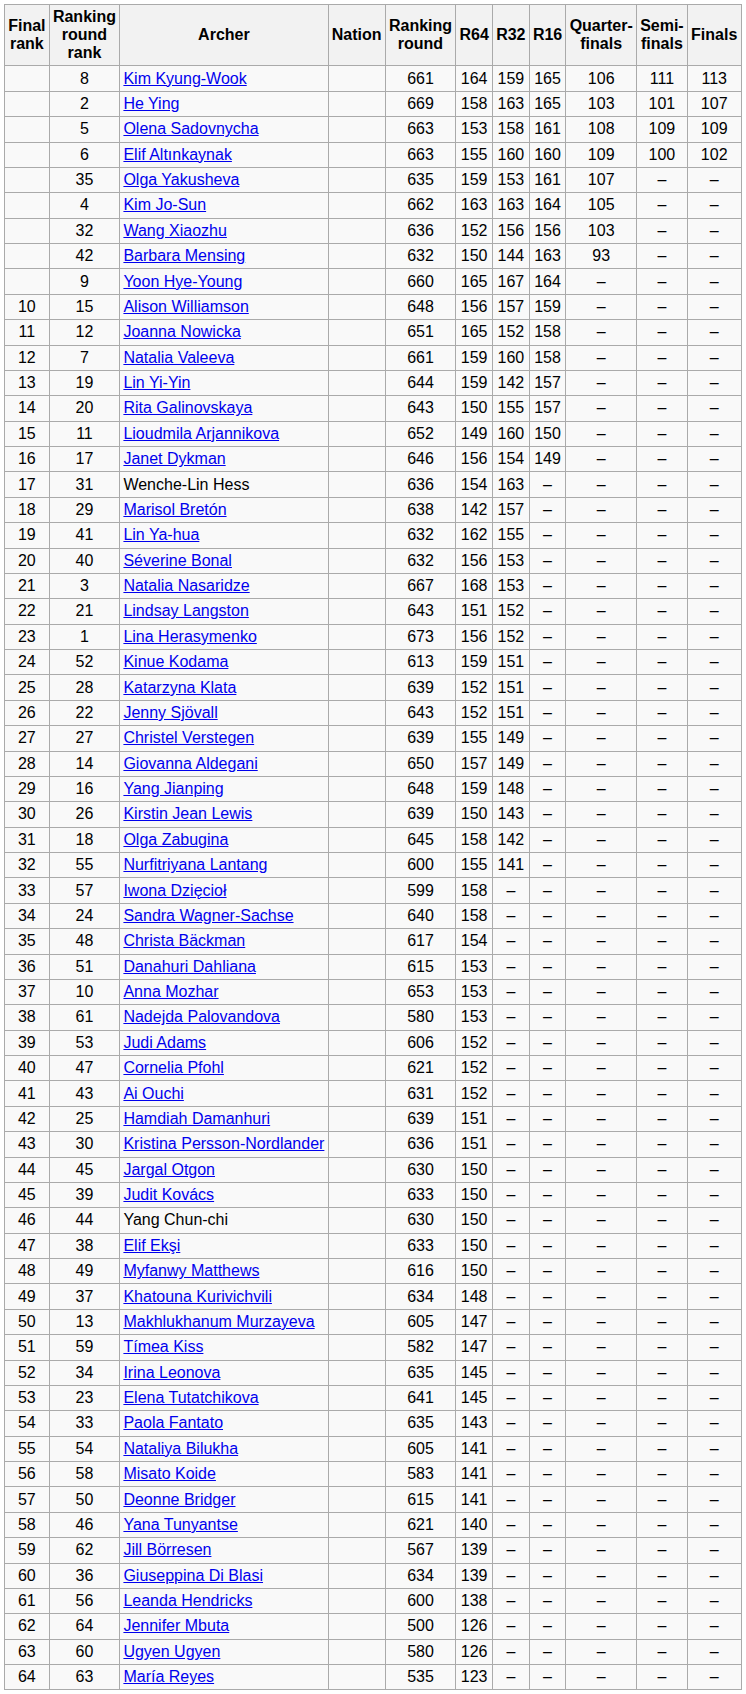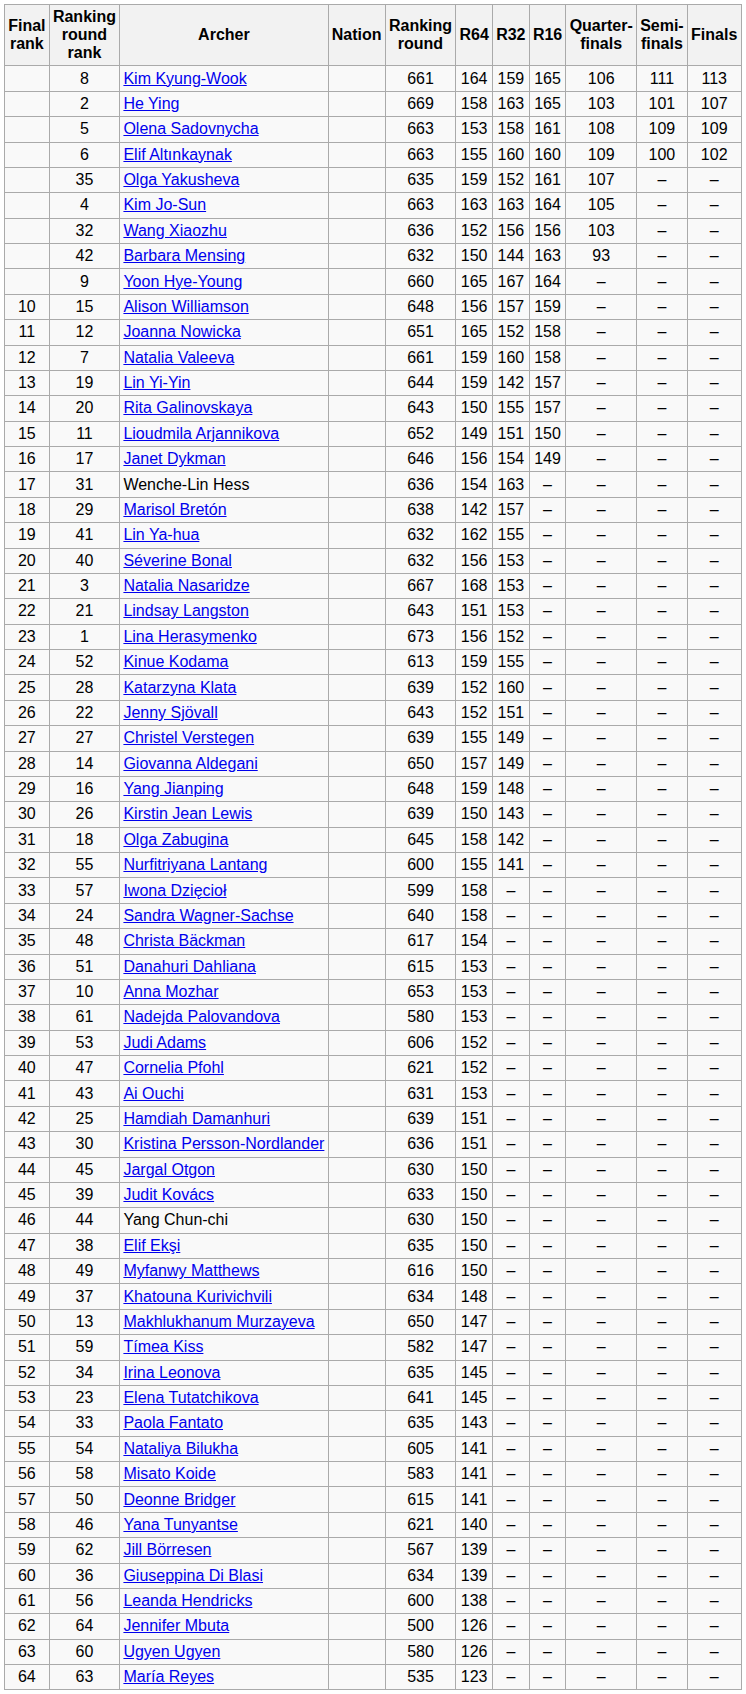(511, 180) 153 -> (511, 180) 152
(420, 205) 662 -> (420, 205) 663
(511, 433) 160 -> (511, 433) 151
(511, 611) 152 -> (511, 611) 153
(511, 662) 151 -> (511, 662) 155
(511, 687) 151 -> (511, 687) 160
(474, 1093) 152 -> (474, 1093) 153
(420, 1245) 633 -> (420, 1245) 635
(420, 1321) 605 -> (420, 1321) 650
